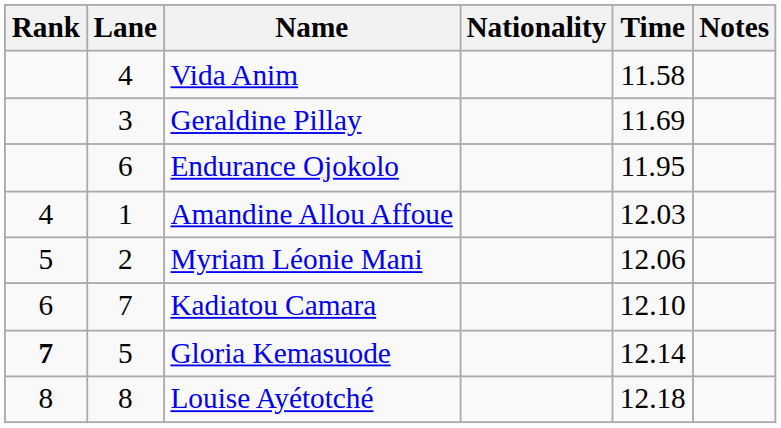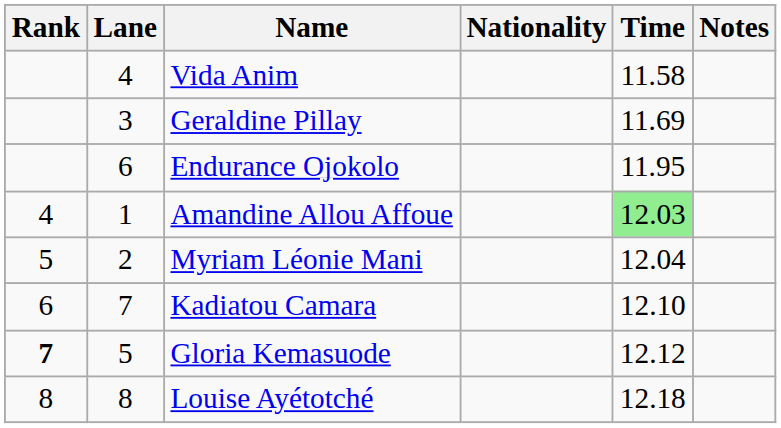(653, 213) no background -> (653, 213) lightgreen background
(653, 259) 12.06 -> (653, 259) 12.04
(653, 352) 12.14 -> (653, 352) 12.12
